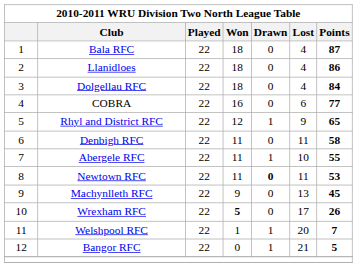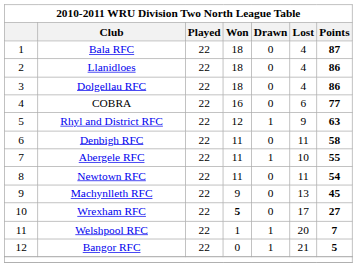(334, 85) 84 -> (334, 85) 86
(334, 121) 65 -> (334, 121) 63
(271, 176) bold -> (271, 176) normal
(334, 176) 53 -> (334, 176) 54
(334, 212) 26 -> (334, 212) 27
